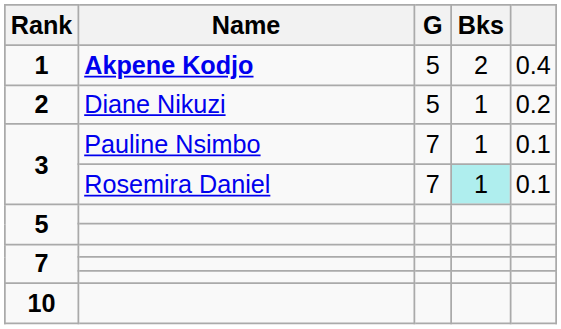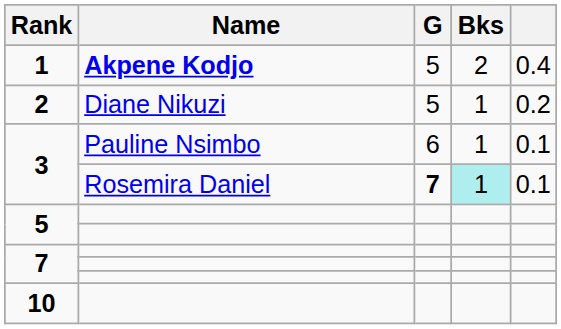(433, 145) 7 -> (433, 145) 6
(433, 184) normal -> (433, 184) bold
